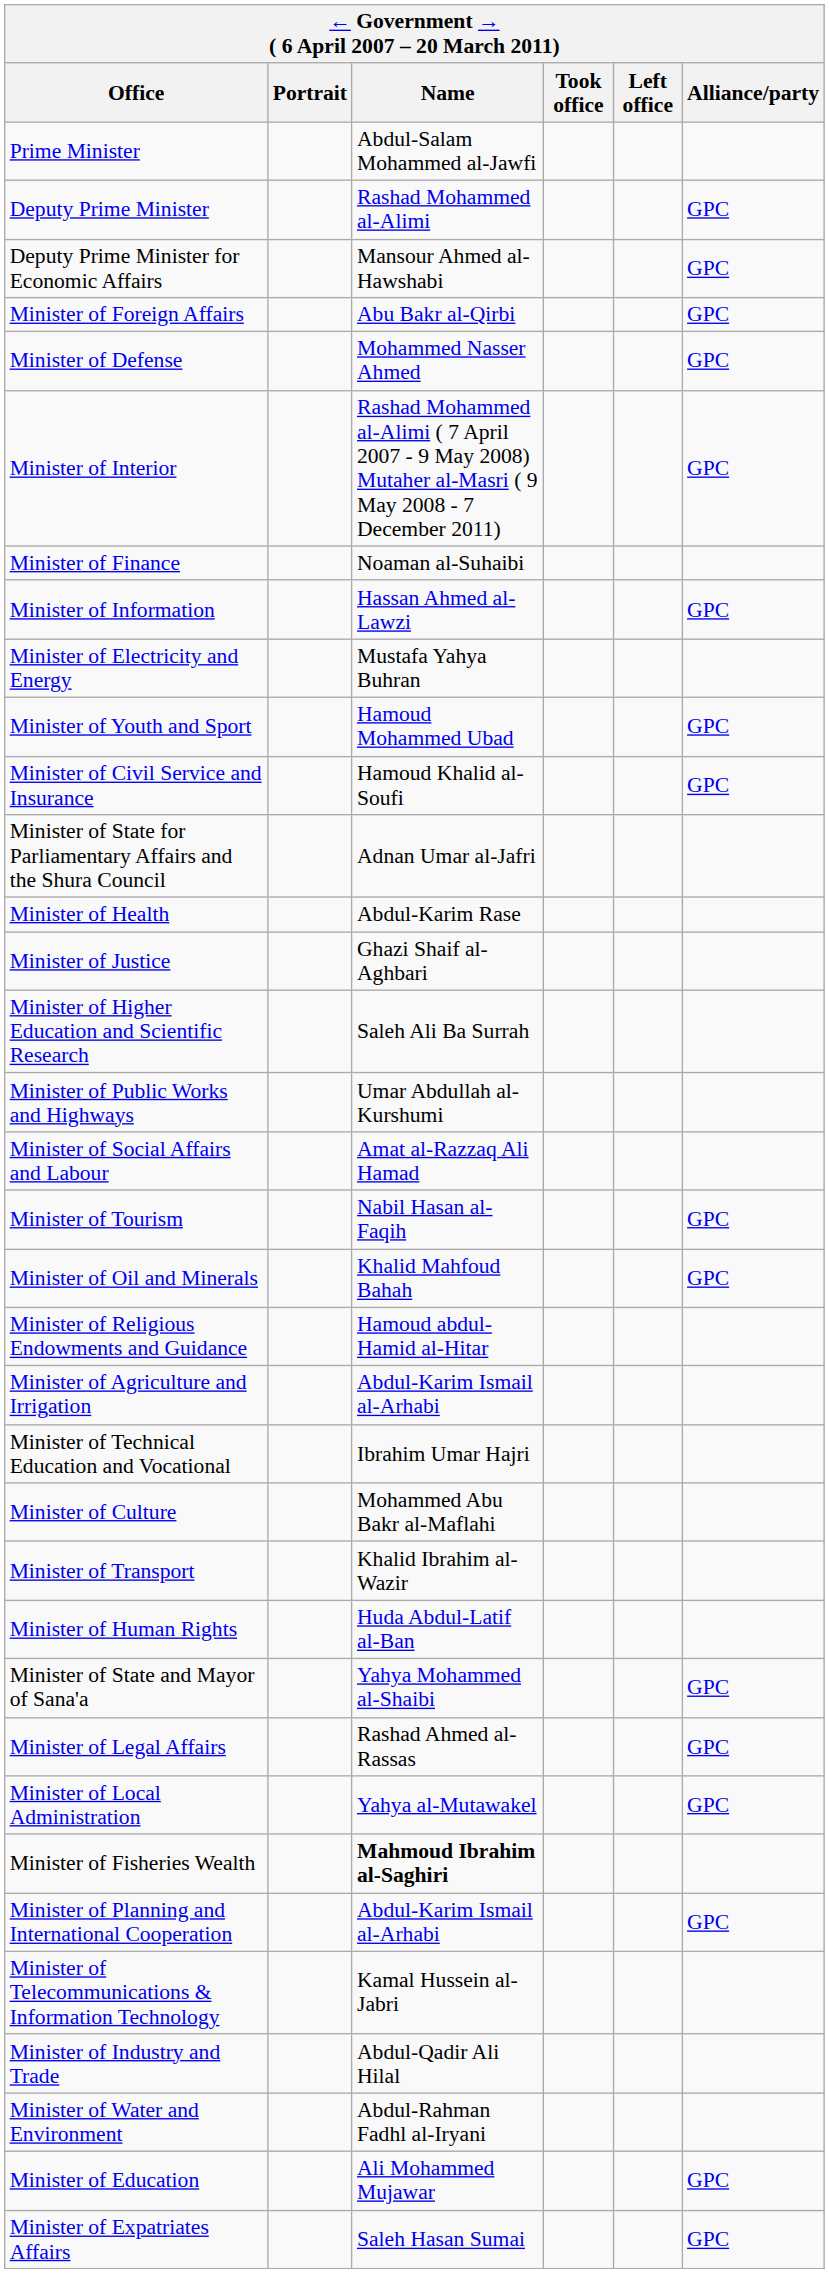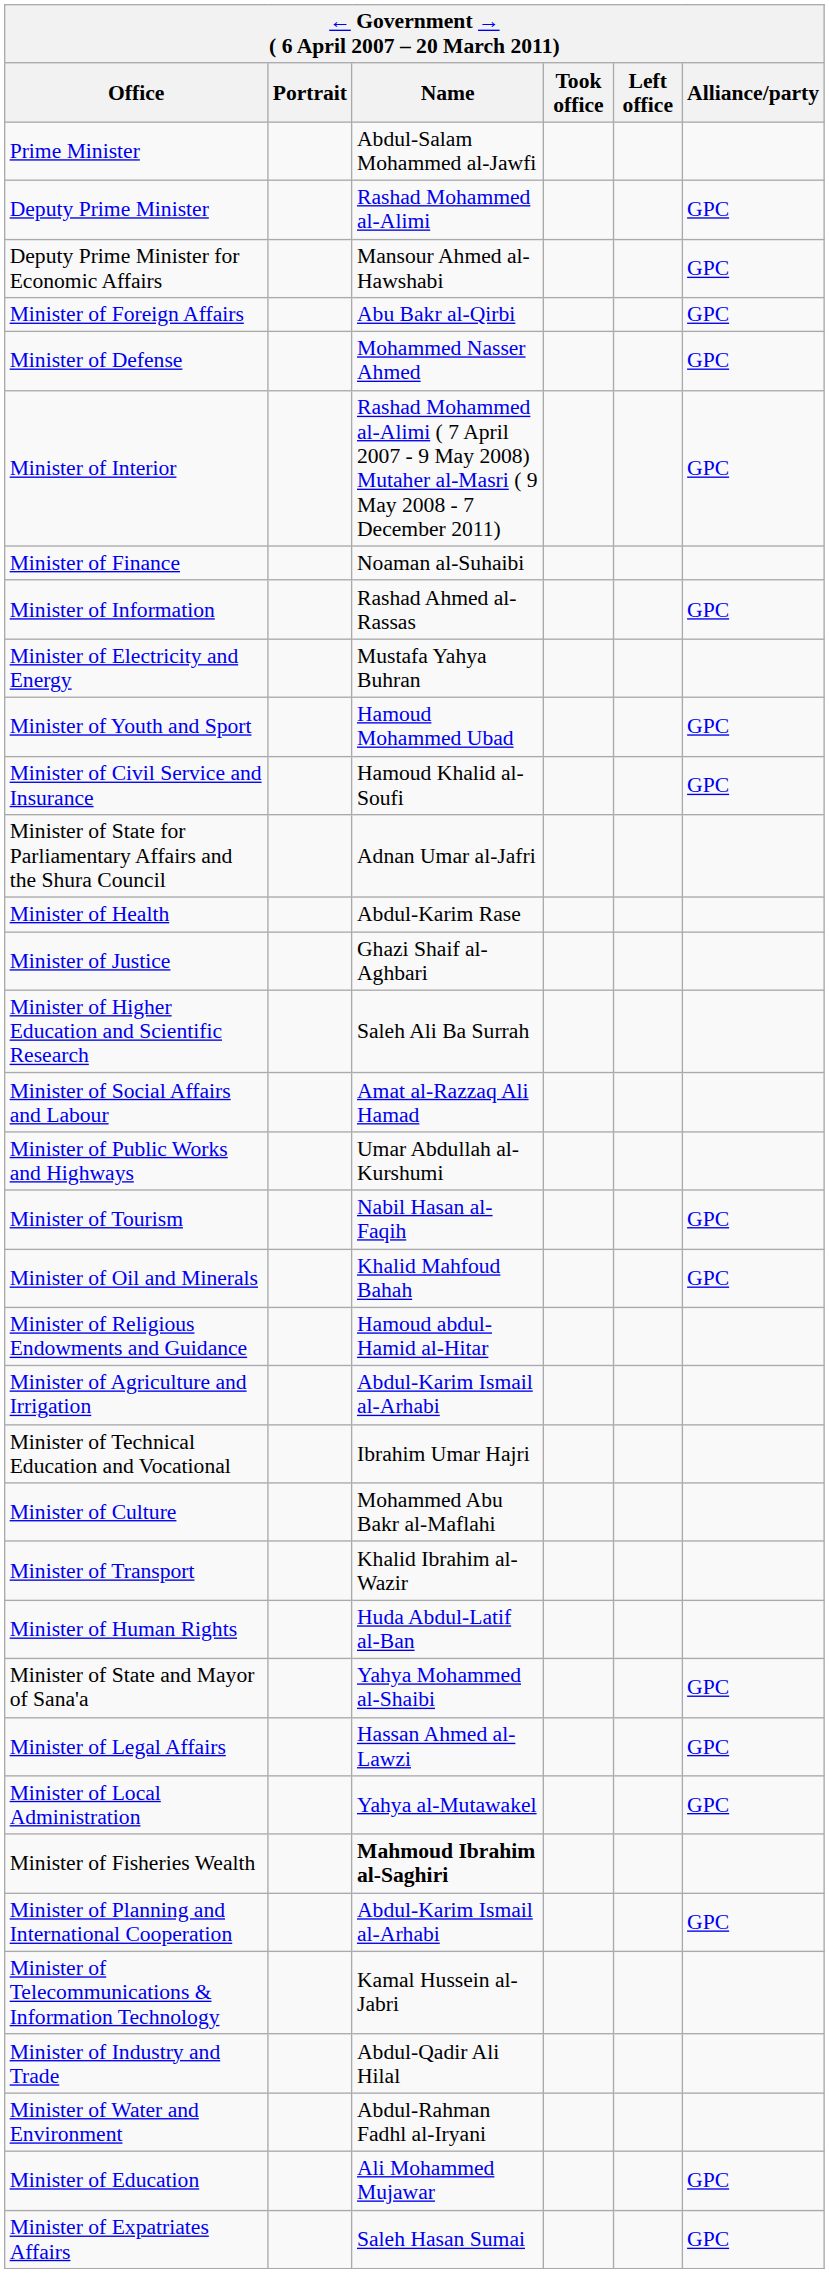(436, 609) Hassan Ahmed al-Lawzi -> (437, 609) Rashad Ahmed al-Rassas
rows swapped: (119, 1102) <-> (120, 1160)
(437, 1746) Rashad Ahmed al-Rassas -> (436, 1746) Hassan Ahmed al-Lawzi
